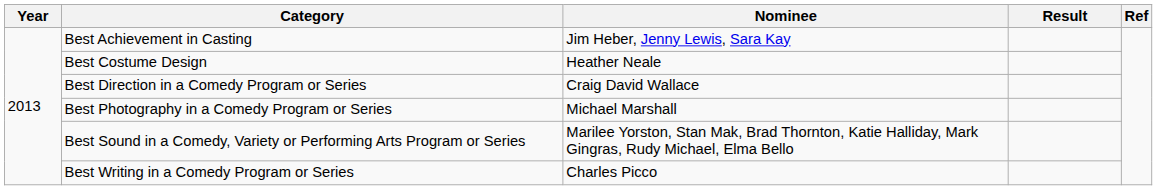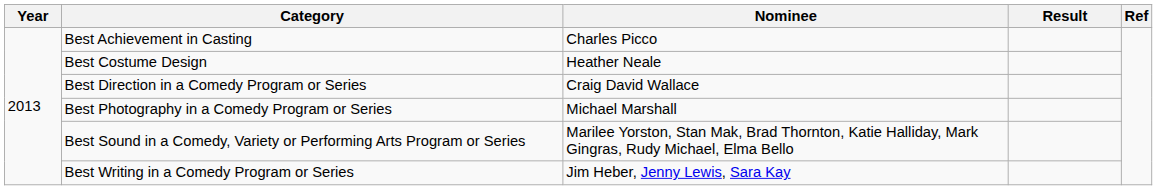(678, 39) Jim Heber, Jenny Lewis, Sara Kay -> (612, 39) Charles Picco
(612, 172) Charles Picco -> (678, 172) Jim Heber, Jenny Lewis, Sara Kay
